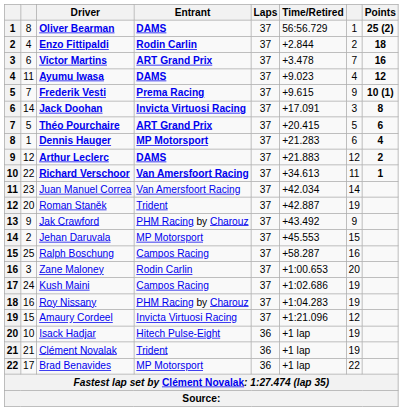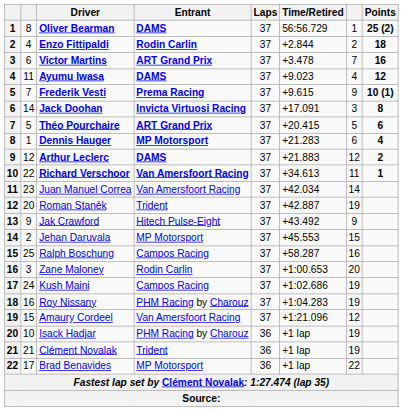(192, 221) PHM Racing by Charouz -> (178, 221) Hitech Pulse-Eight
(187, 317) Invicta Virtuosi Racing -> (188, 317) Van Amersfoort Racing
(178, 334) Hitech Pulse-Eight -> (192, 334) PHM Racing by Charouz
